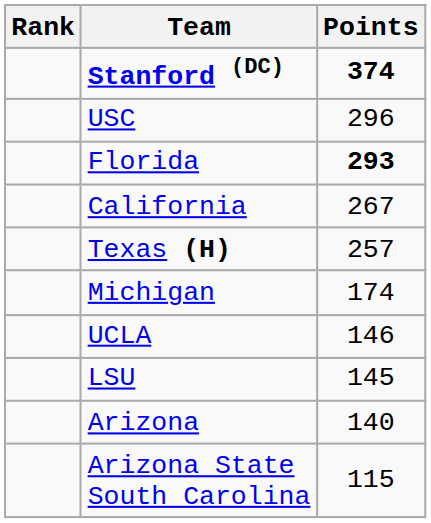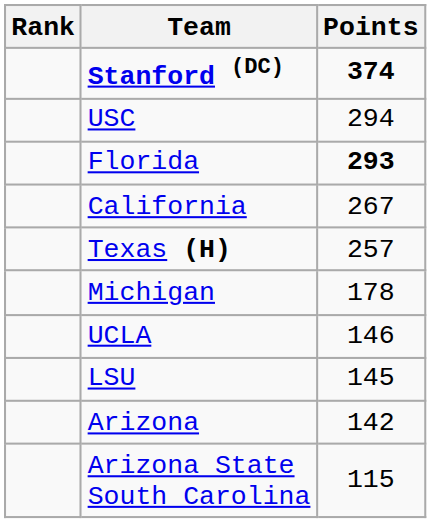(371, 120) 296 -> (371, 120) 294
(371, 293) 174 -> (371, 293) 178
(371, 422) 140 -> (371, 422) 142
